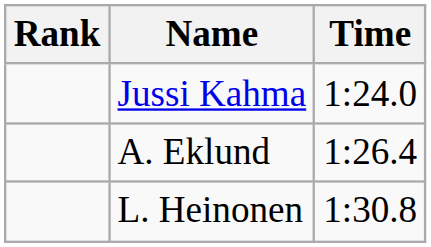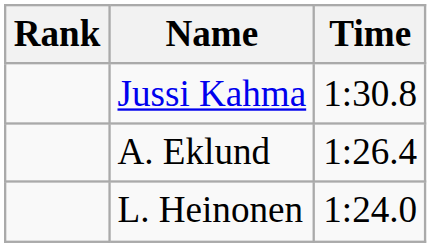(370, 92) 1:24.0 -> (370, 92) 1:30.8
(370, 210) 1:30.8 -> (370, 210) 1:24.0
